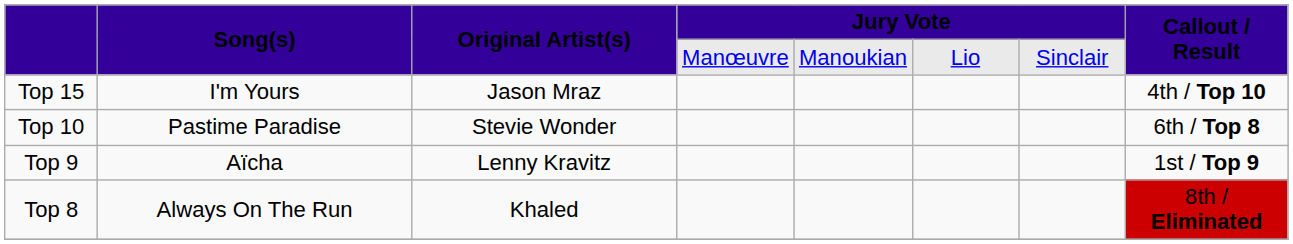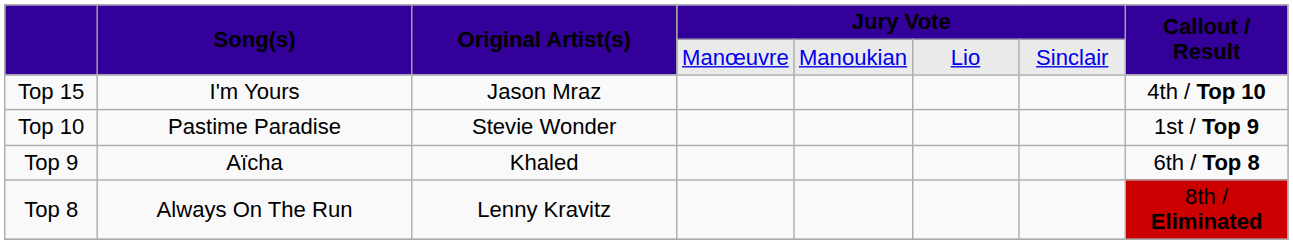(1207, 127) 6th / Top 8 -> (1207, 127) 1st / Top 9
(544, 162) Lenny Kravitz -> (544, 162) Khaled
(1207, 162) 1st / Top 9 -> (1207, 162) 6th / Top 8
(544, 209) Khaled -> (544, 209) Lenny Kravitz
